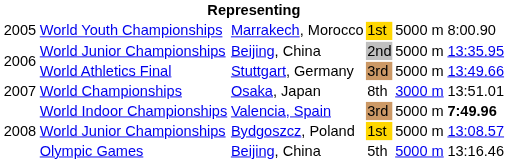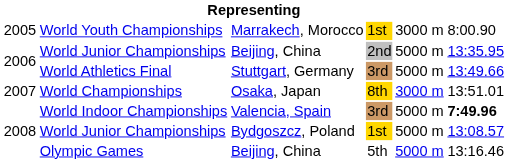(419, 30) 5000 m -> (419, 30) 3000 m
(377, 91) no background -> (377, 91) gold background
